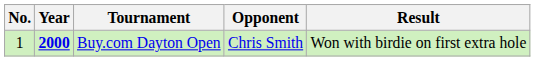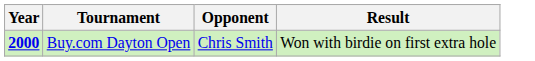- column: (20, 17)
